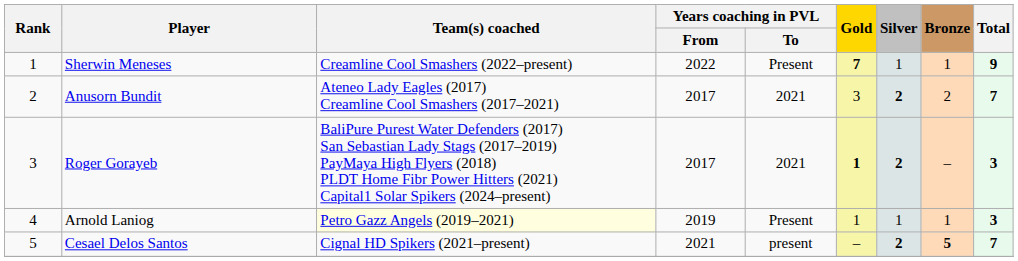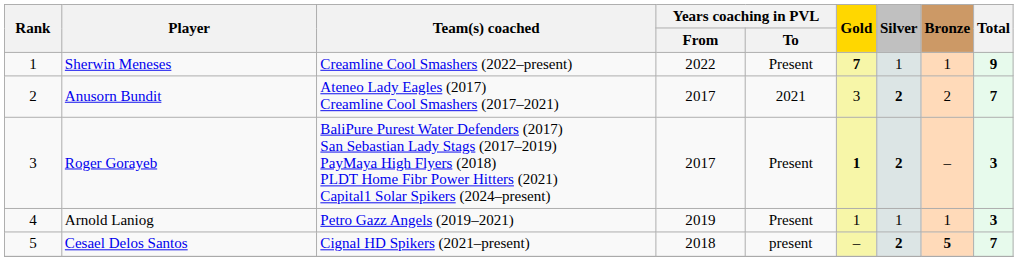(791, 162) 2021 -> (791, 162) Present
(417, 220) lightyellow background -> (417, 220) no background
(700, 244) 2021 -> (700, 244) 2018
